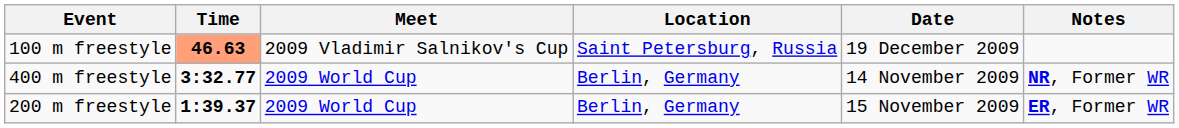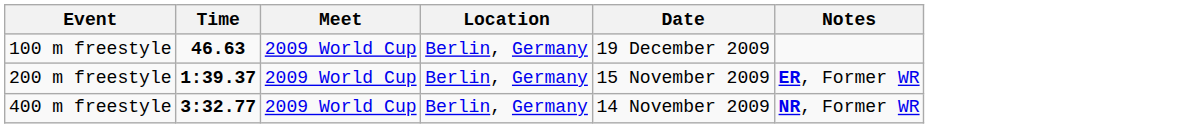(218, 49) lightsalmon background -> (218, 49) no background
(417, 49) 2009 Vladimir Salnikov's Cup -> (341, 49) 2009 World Cup
(707, 49) Saint Petersburg, Russia -> (507, 49) Berlin, Germany
rows swapped: (90, 108) <-> (90, 78)
